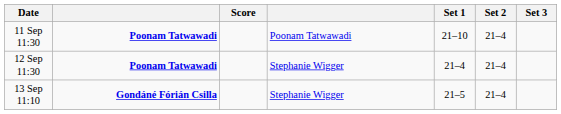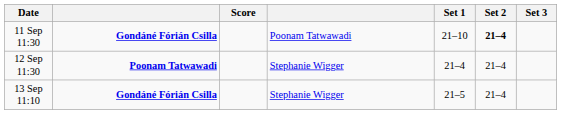(173, 36) Poonam Tatwawadi -> (166, 36) Gondáné Fórián Csilla
(495, 36) normal -> (495, 36) bold
